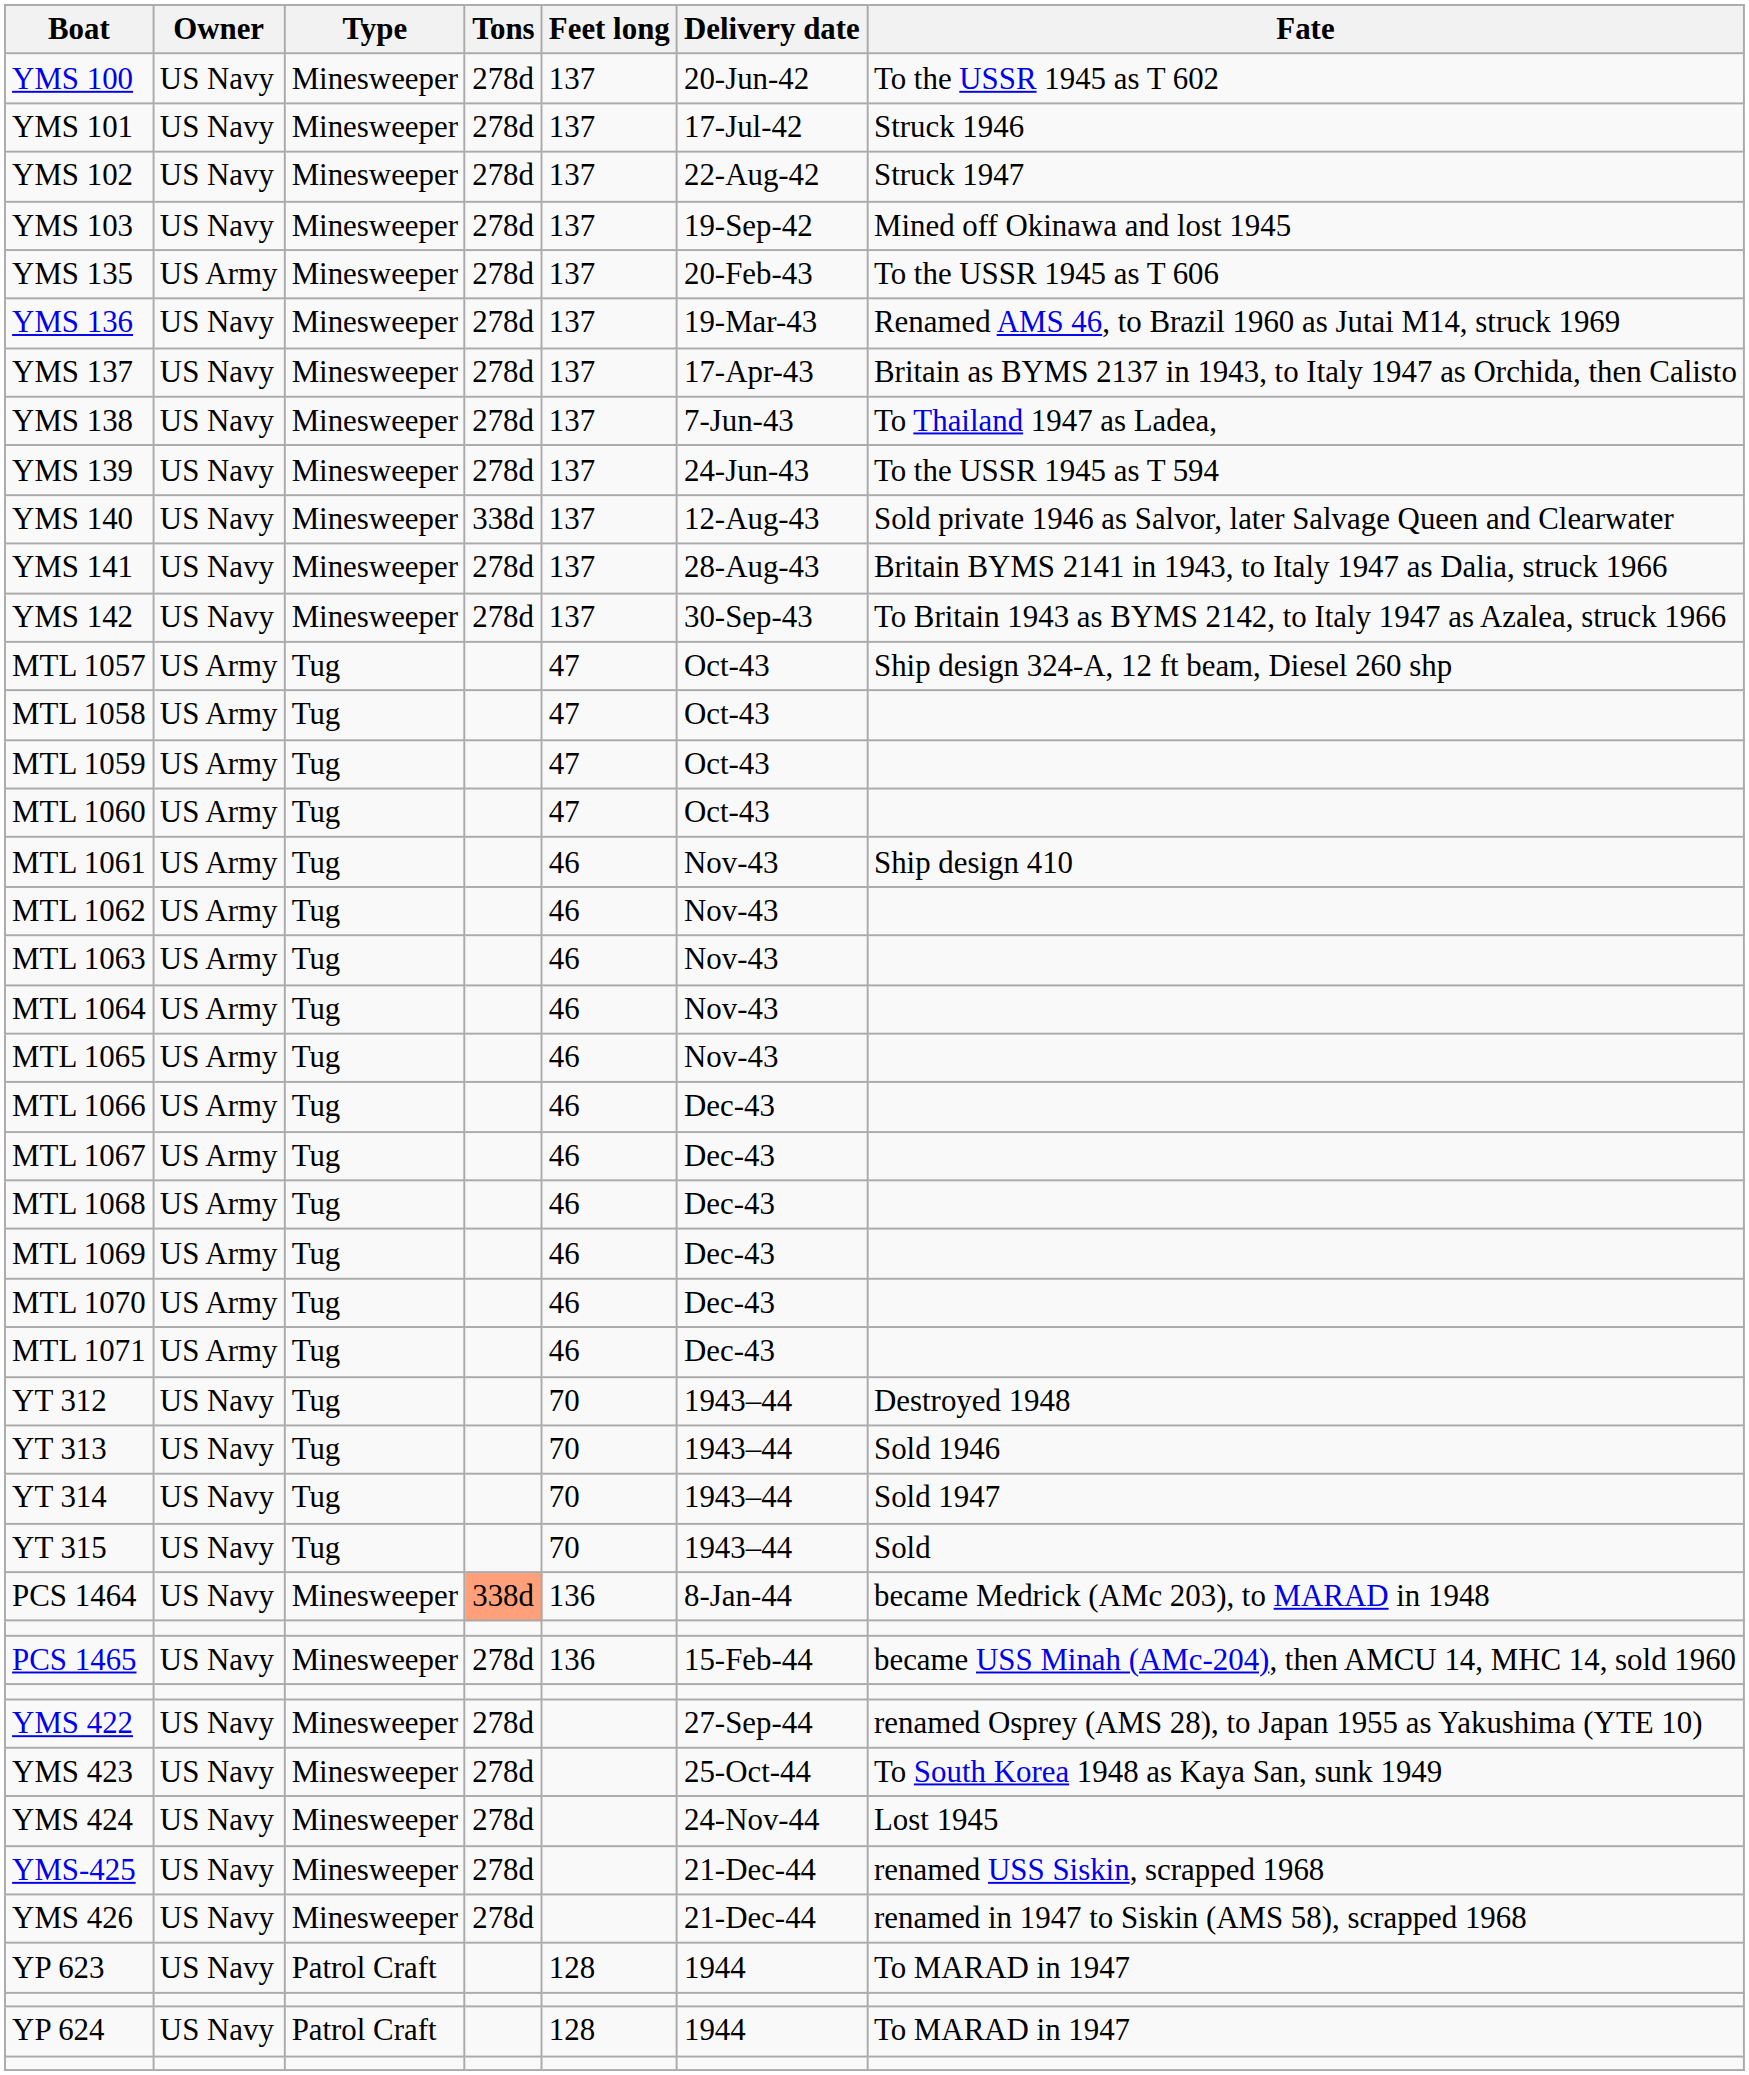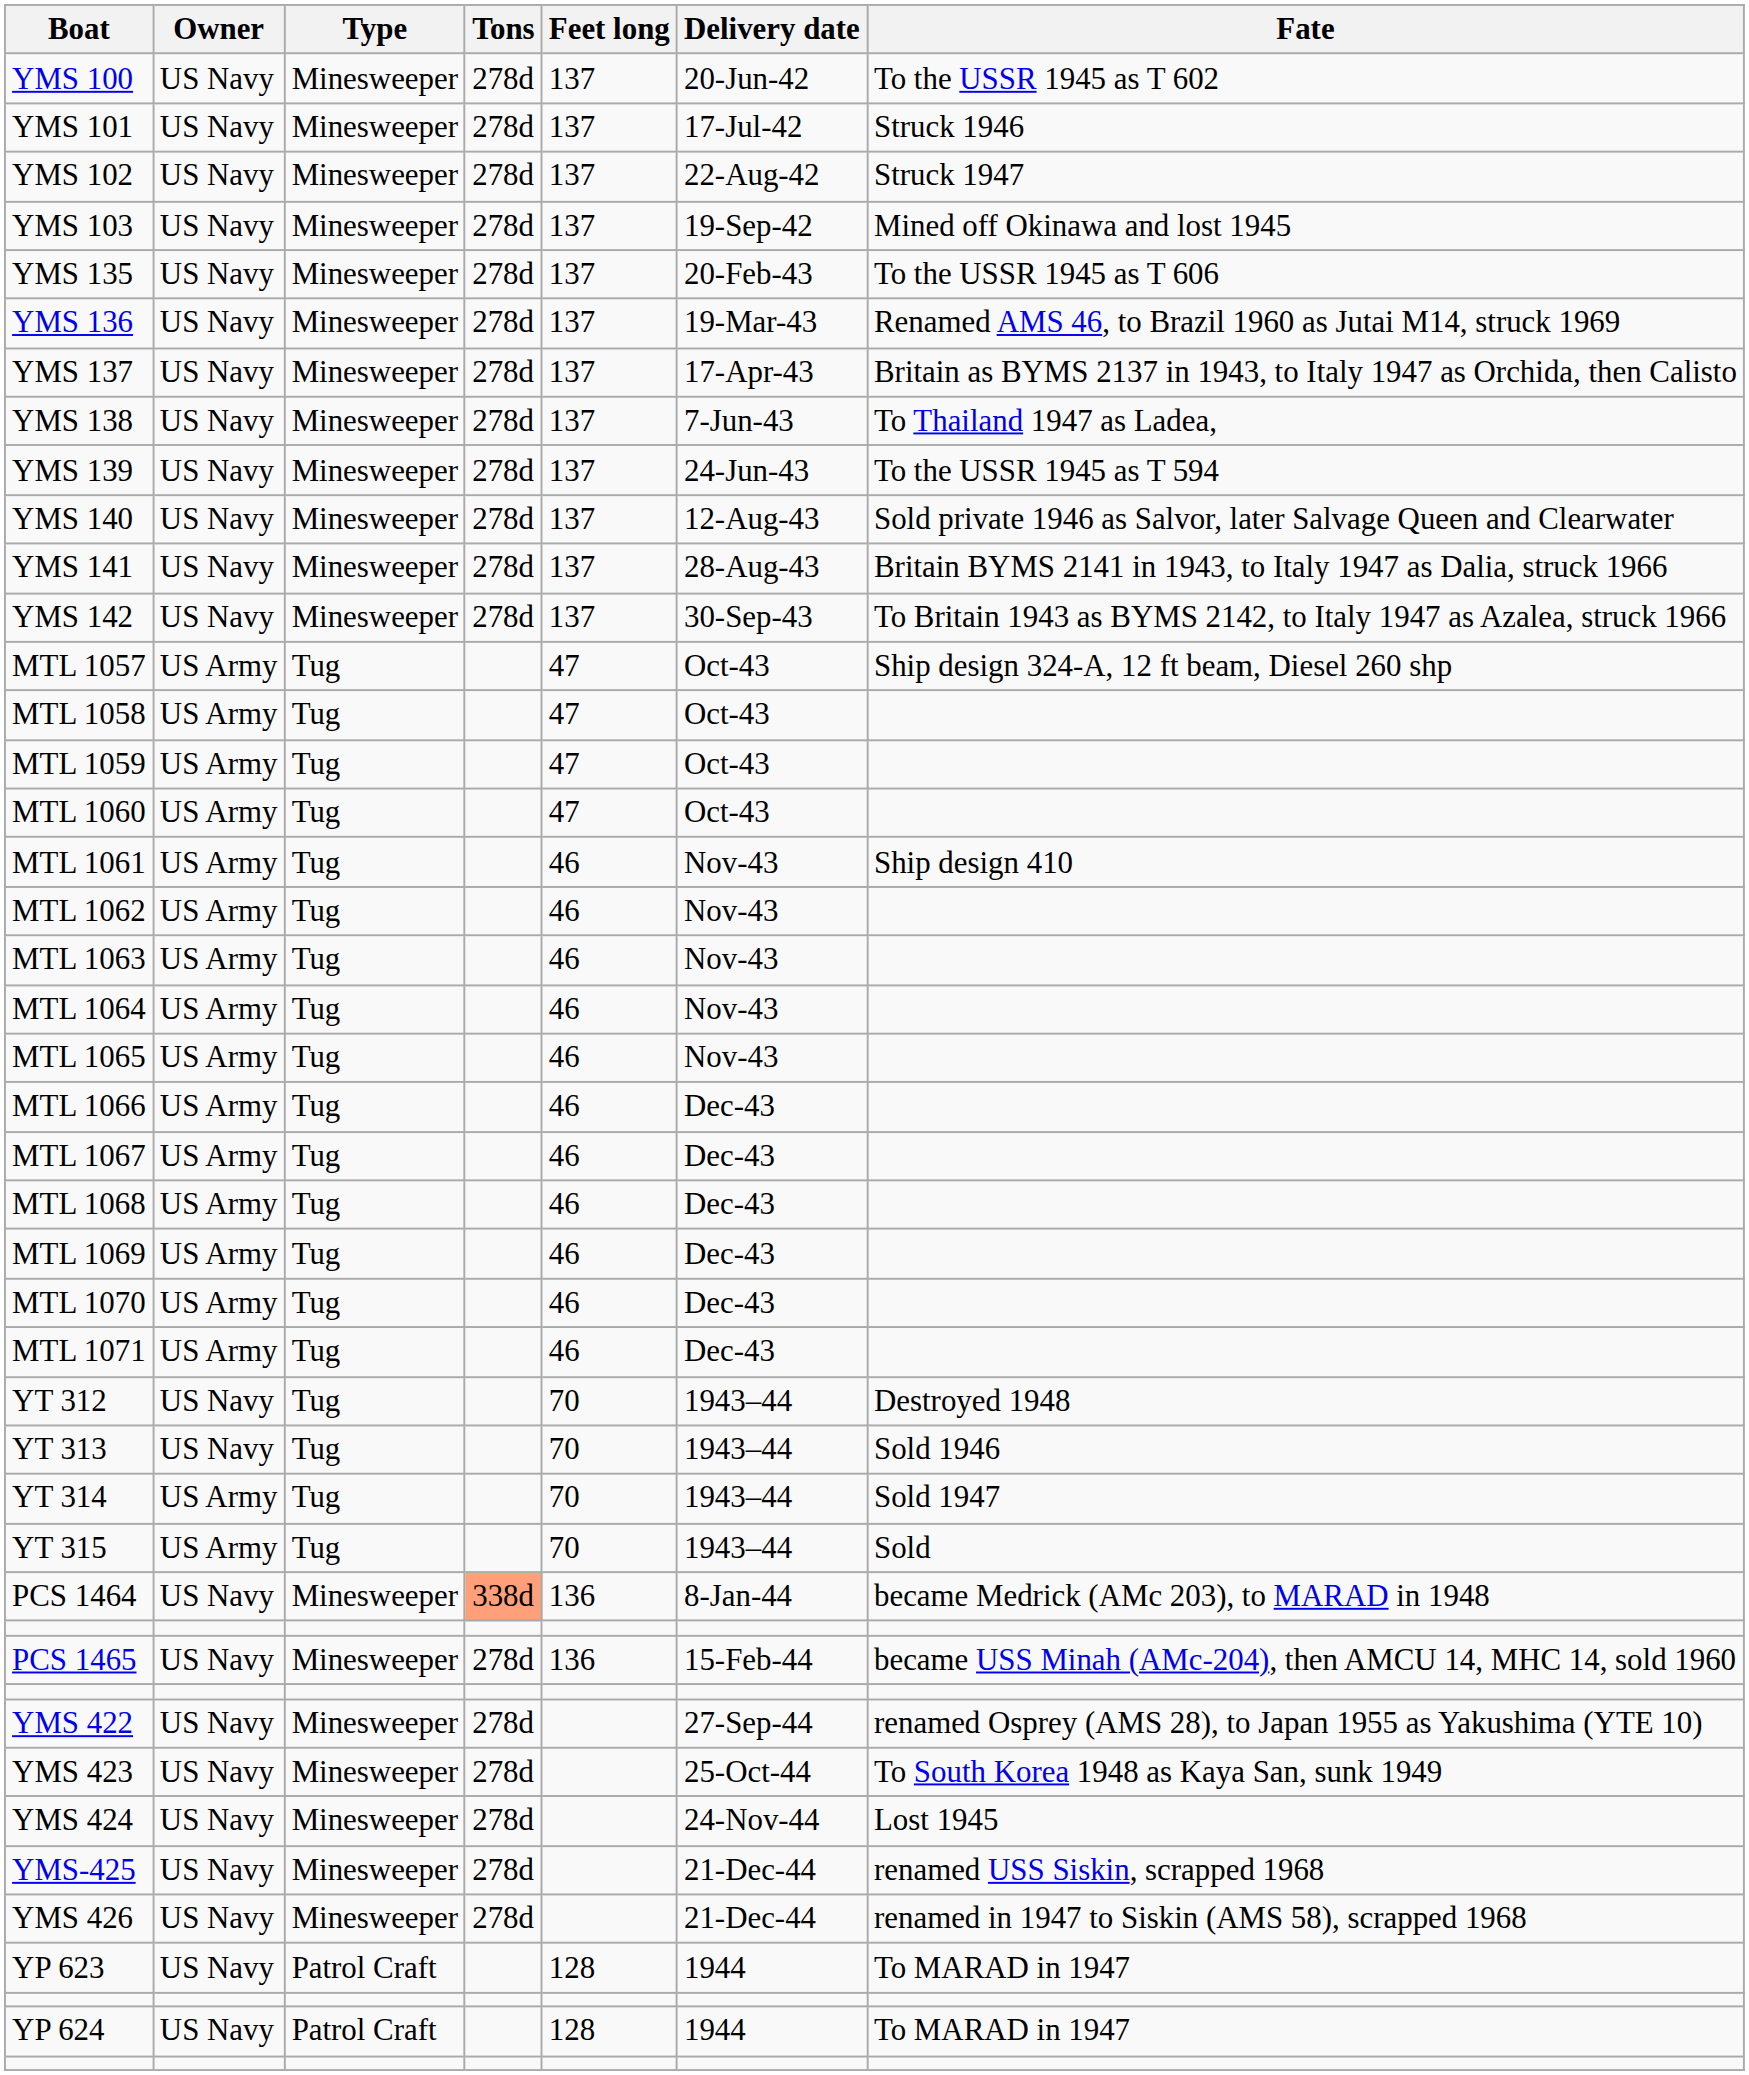(219, 273) US Army -> (217, 273) US Navy
(503, 518) 338d -> (503, 518) 278d
(217, 1498) US Navy -> (219, 1498) US Army
(217, 1547) US Navy -> (219, 1547) US Army
